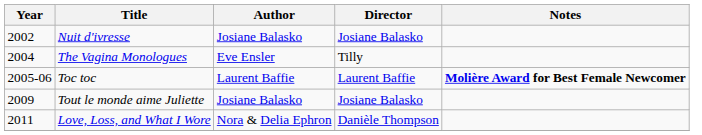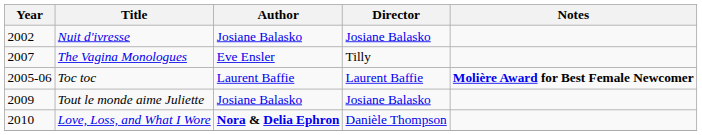(21, 57) 2004 -> (21, 57) 2007
(21, 120) 2011 -> (21, 120) 2010
(274, 120) normal -> (278, 120) bold
